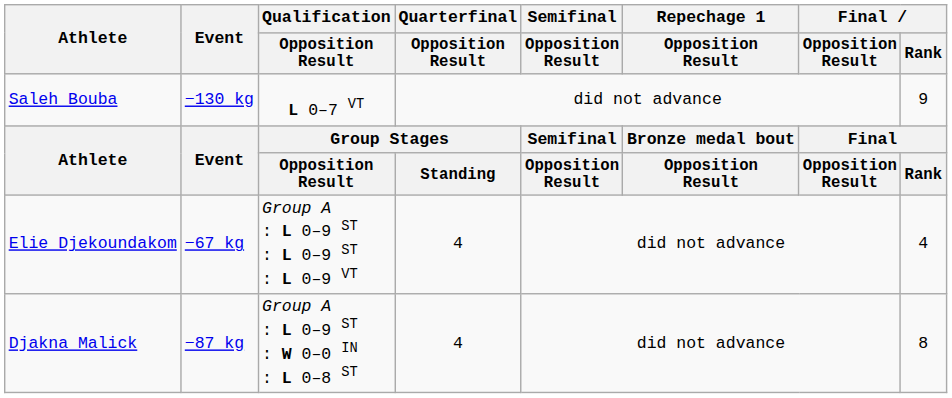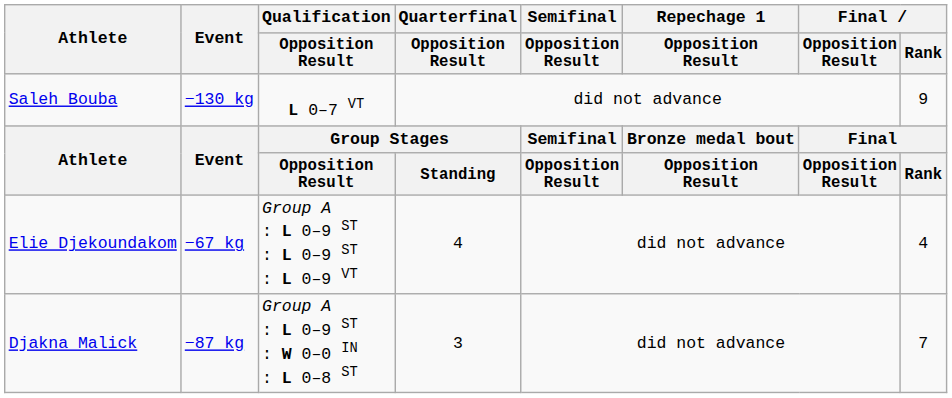(458, 343) 4 -> (458, 343) 3
(923, 343) 8 -> (923, 343) 7
